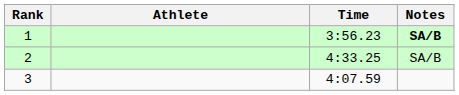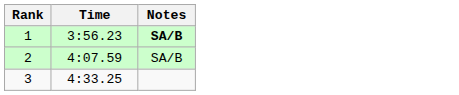- column: (181, 15)
(353, 58) 4:33.25 -> (95, 58) 4:07.59
(353, 79) 4:07.59 -> (95, 79) 4:33.25
